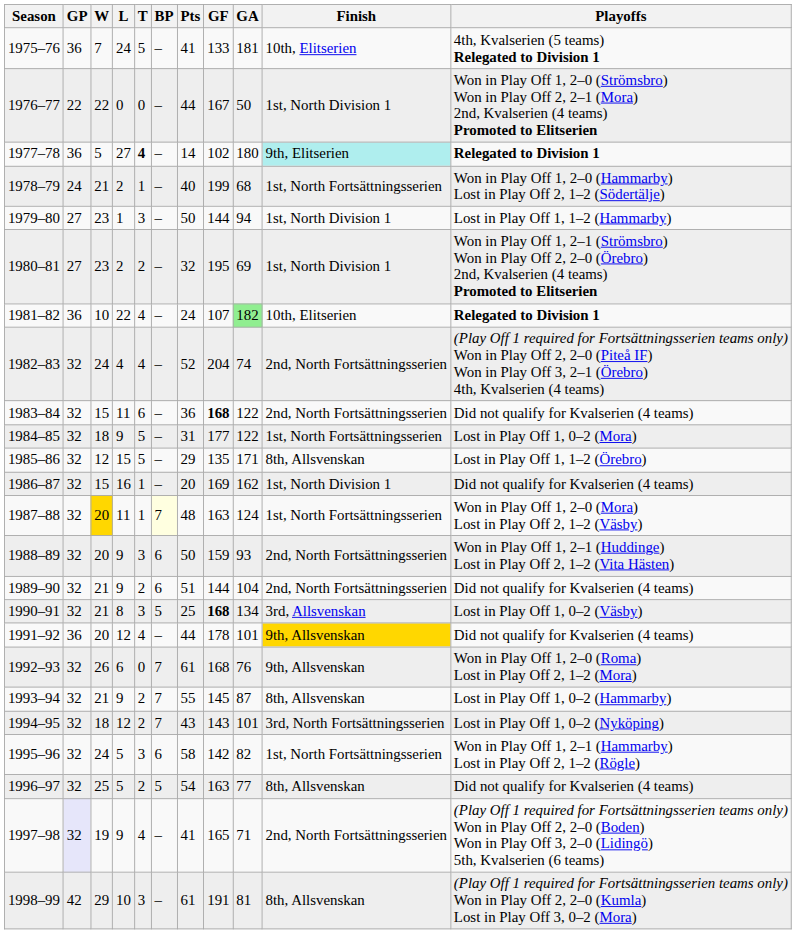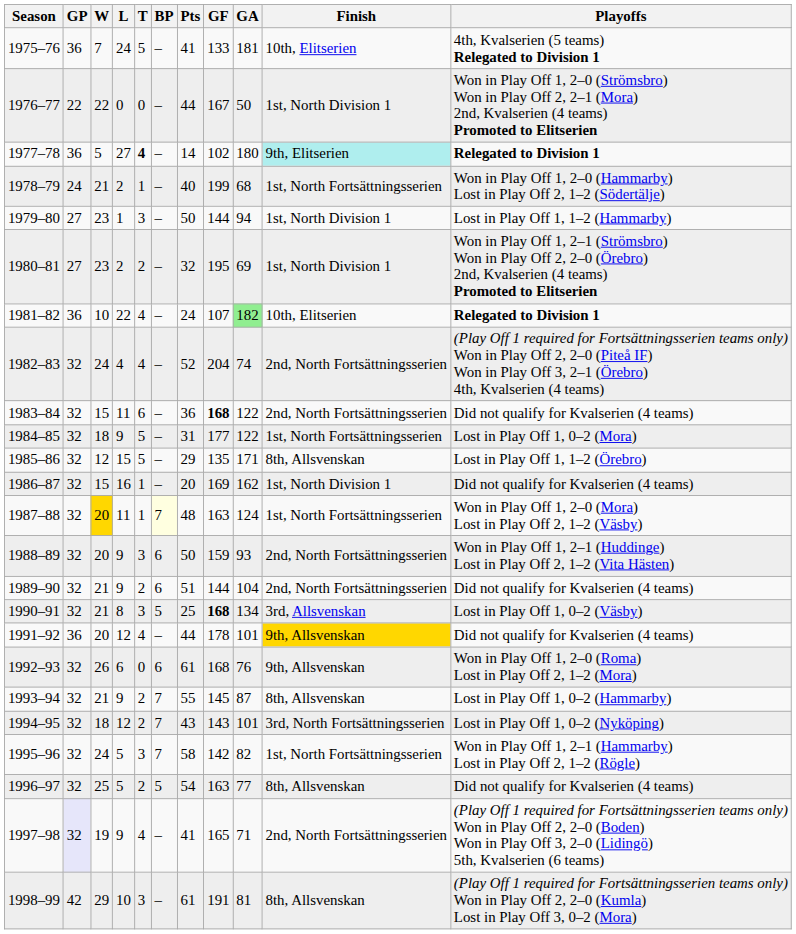(158, 667) 7 -> (158, 667) 6
(158, 754) 6 -> (158, 754) 7
